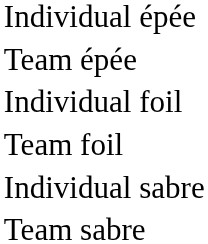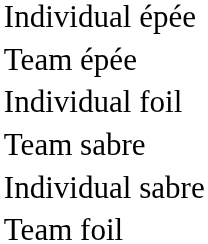rows swapped: (64, 144) <-> (75, 230)
